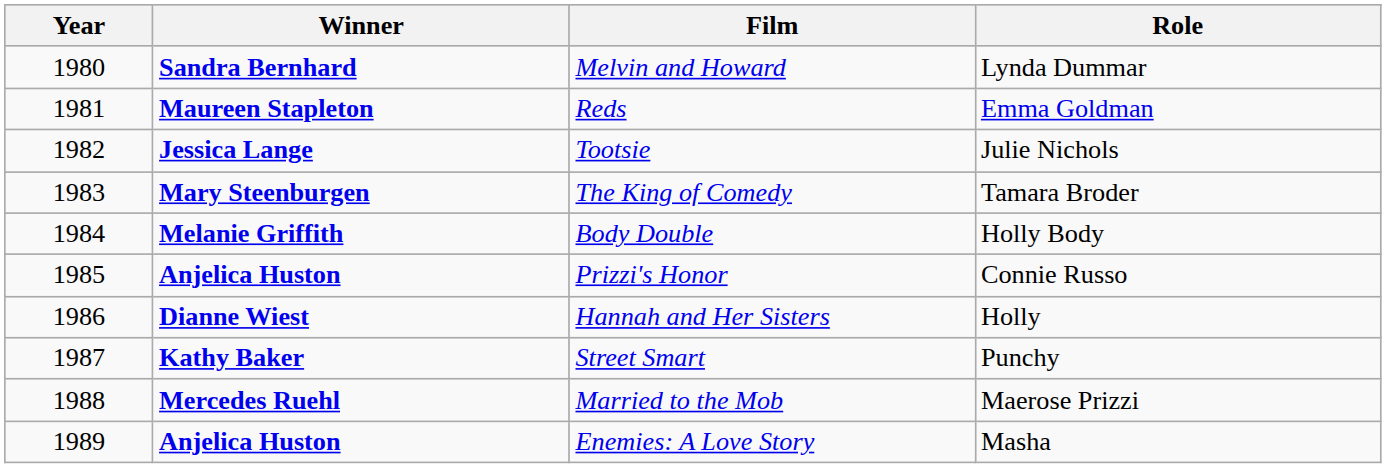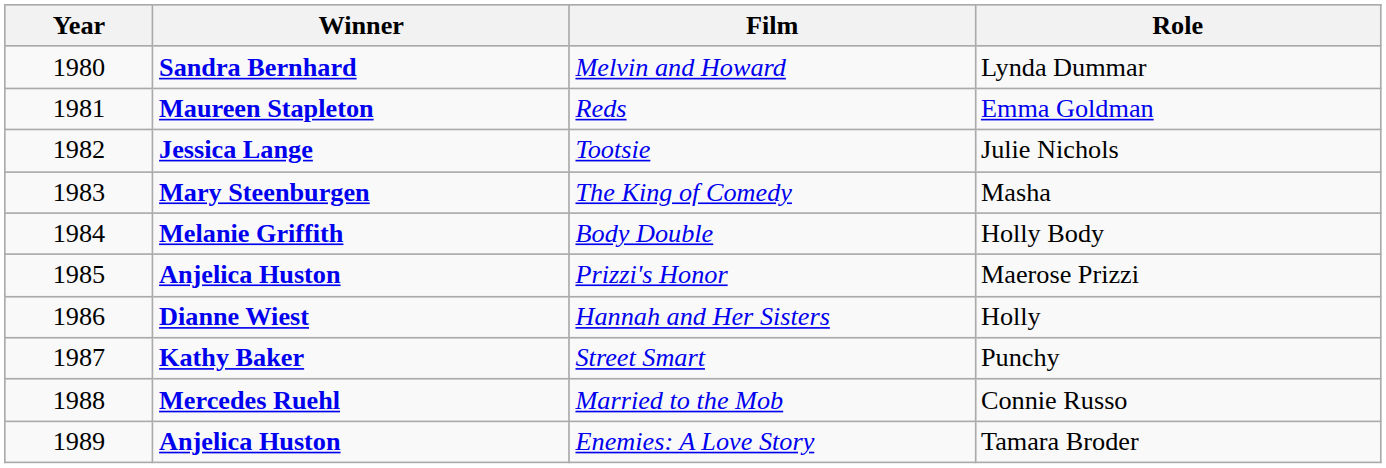(1060, 191) Tamara Broder -> (1016, 191) Masha
(1054, 274) Connie Russo -> (1060, 274) Maerose Prizzi
(1060, 399) Maerose Prizzi -> (1054, 399) Connie Russo
(1016, 441) Masha -> (1060, 441) Tamara Broder
